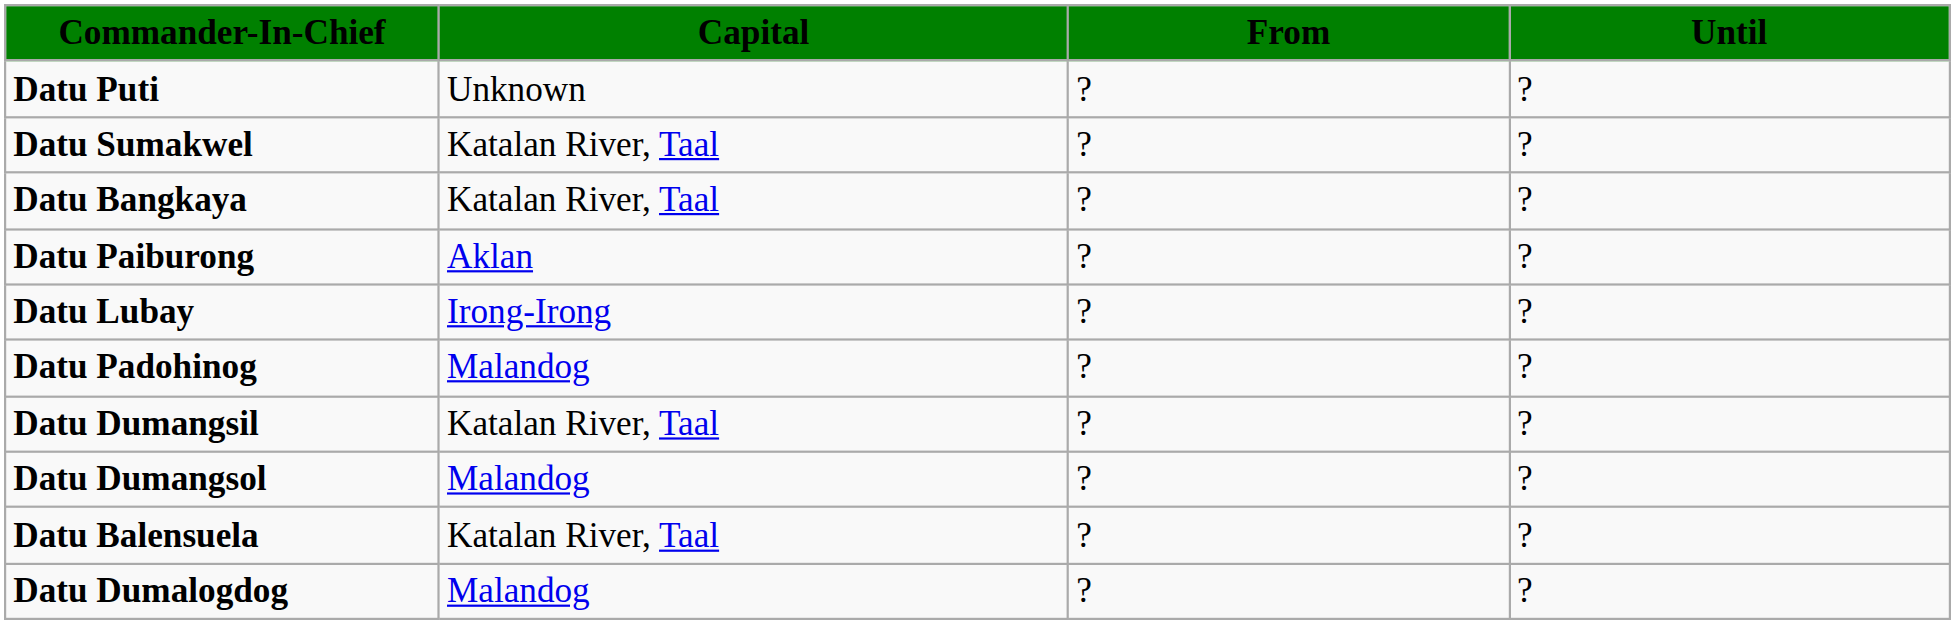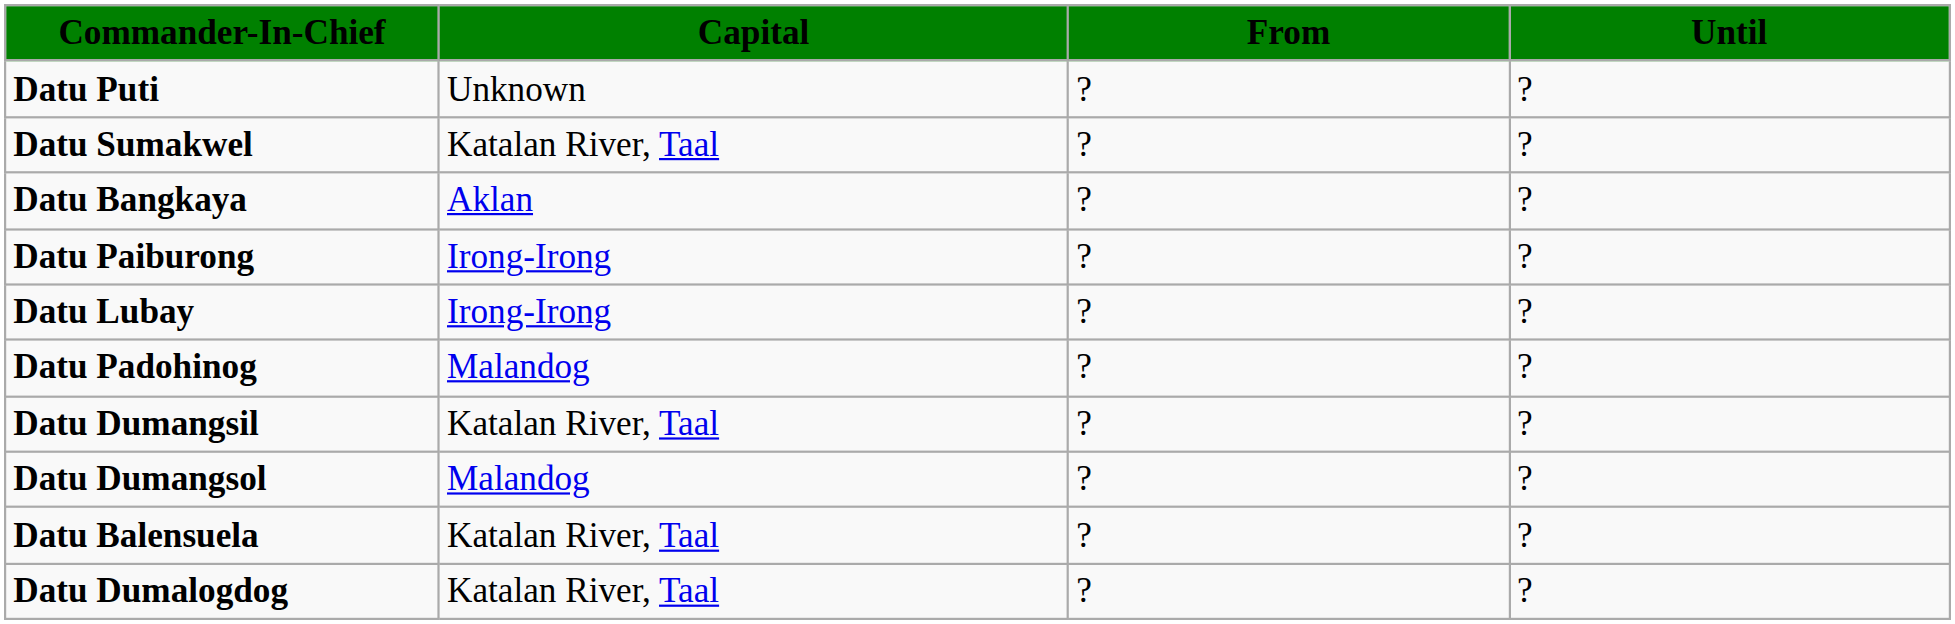(583, 199) Katalan River, Taal -> (490, 199) Aklan
(490, 255) Aklan -> (529, 255) Irong-Irong
(518, 590) Malandog -> (583, 590) Katalan River, Taal
